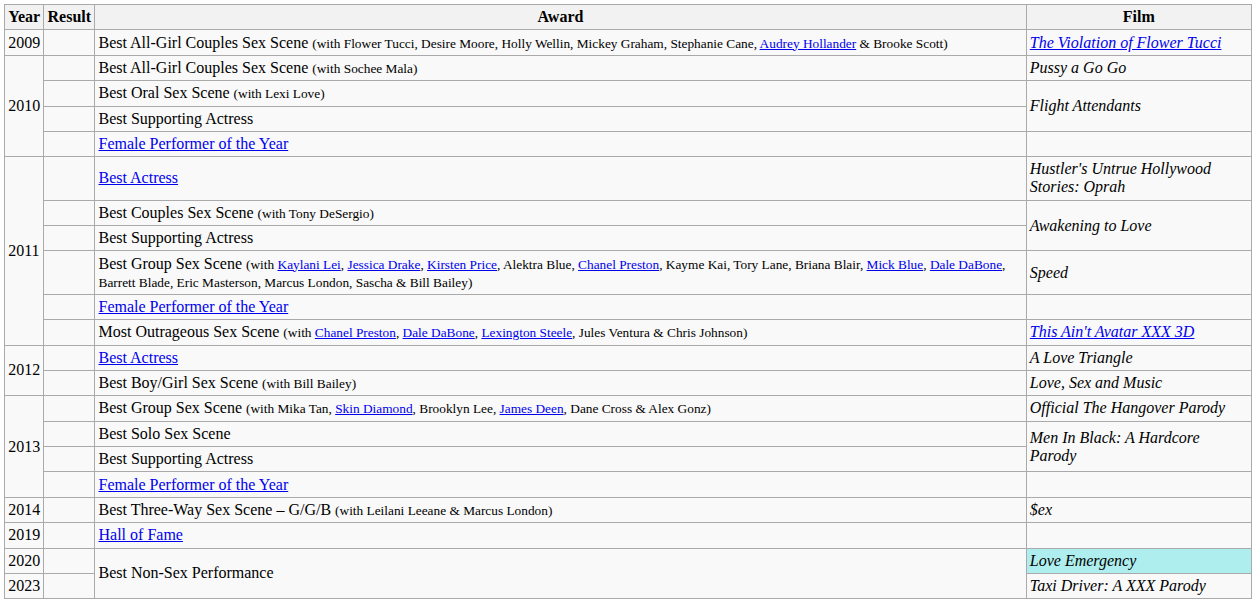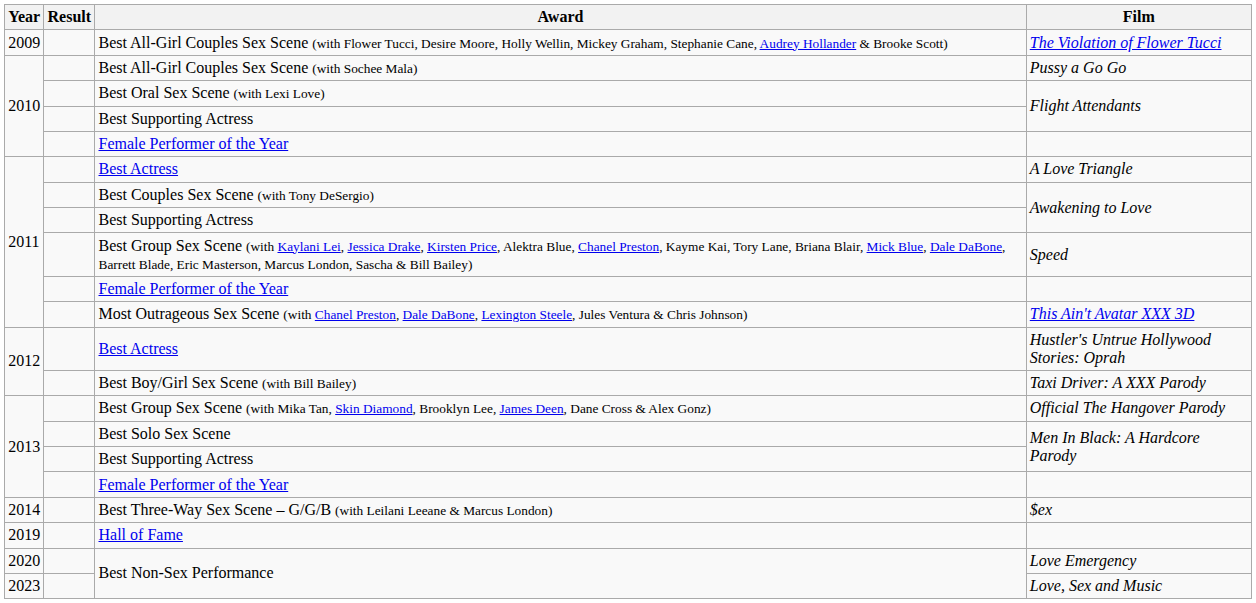(1120, 178) Hustler's Untrue Hollywood Stories: Oprah -> (1081, 169) A Love Triangle
(1081, 357) A Love Triangle -> (1120, 348) Hustler's Untrue Hollywood Stories: Oprah
(1096, 383) Love, Sex and Music -> (1118, 383) Taxi Driver: A XXX Parody
(1083, 560) paleturquoise background -> (1083, 560) no background
(1118, 586) Taxi Driver: A XXX Parody -> (1096, 586) Love, Sex and Music
